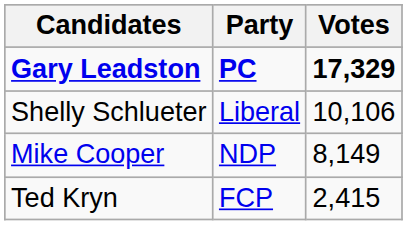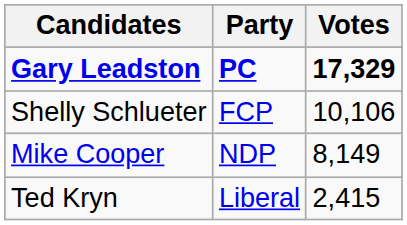(260, 111) Liberal -> (246, 111) FCP
(246, 197) FCP -> (260, 197) Liberal
